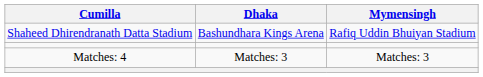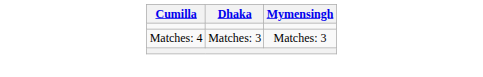- row: (100, 33)
